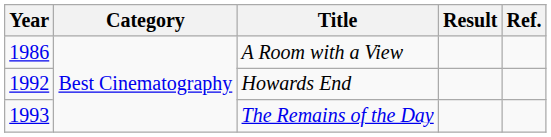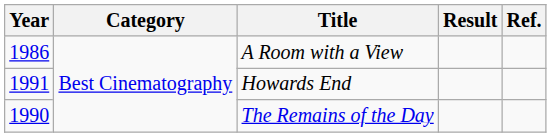(29, 83) 1992 -> (29, 83) 1991
(29, 115) 1993 -> (29, 115) 1990
